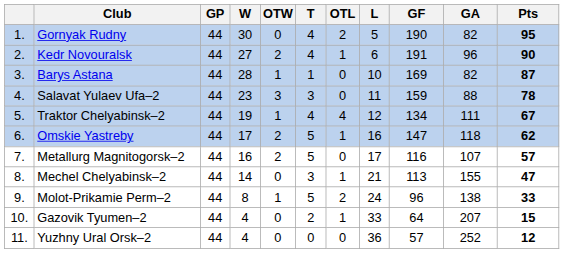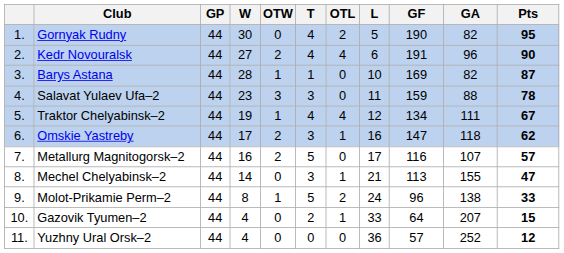(343, 55) 1 -> (343, 55) 4
(311, 136) 5 -> (311, 136) 3
